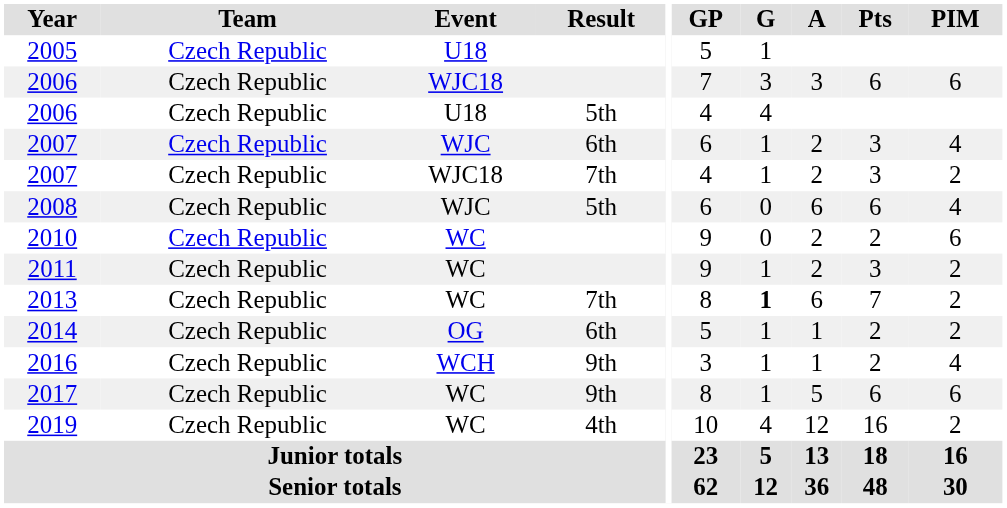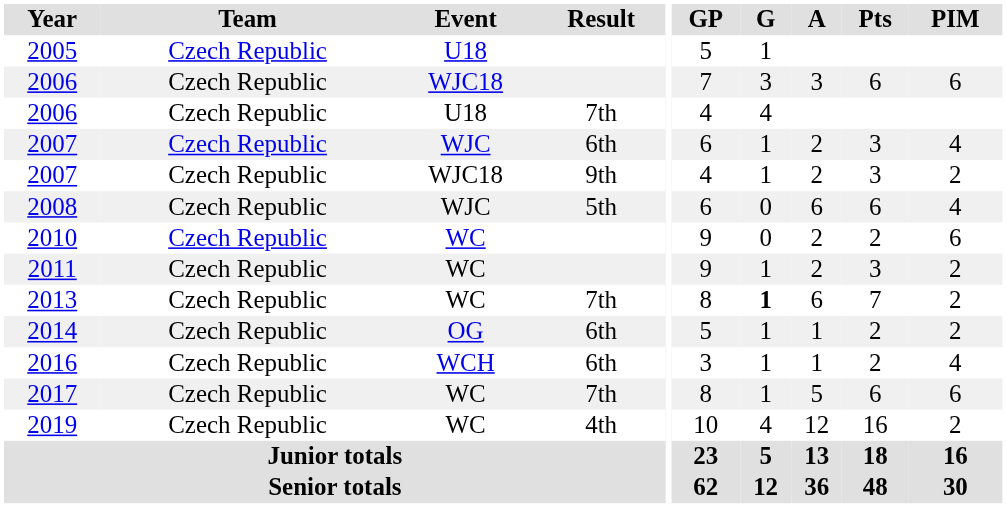(601, 112) 5th -> (601, 112) 7th
(601, 175) 7th -> (601, 175) 9th
(601, 362) 9th -> (601, 362) 6th
(601, 393) 9th -> (601, 393) 7th
